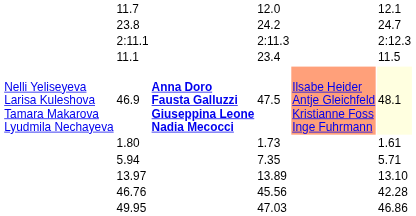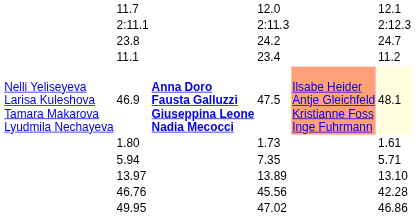rows swapped: (128, 25) <-> (133, 41)
(389, 57) 11.5 -> (389, 57) 11.2
(272, 208) 47.03 -> (272, 208) 47.02
